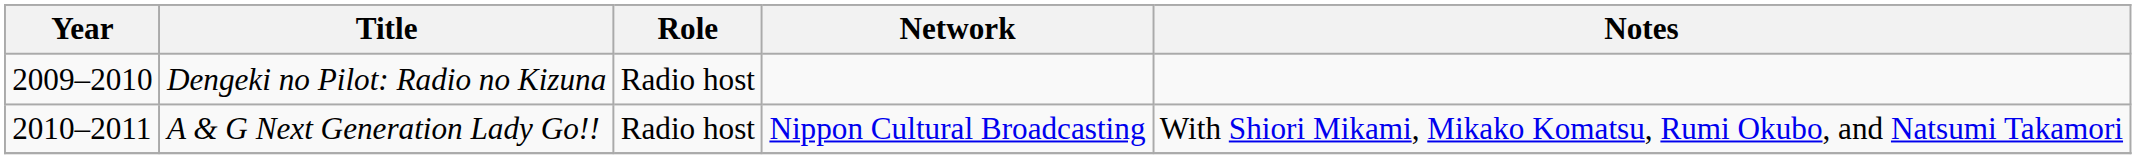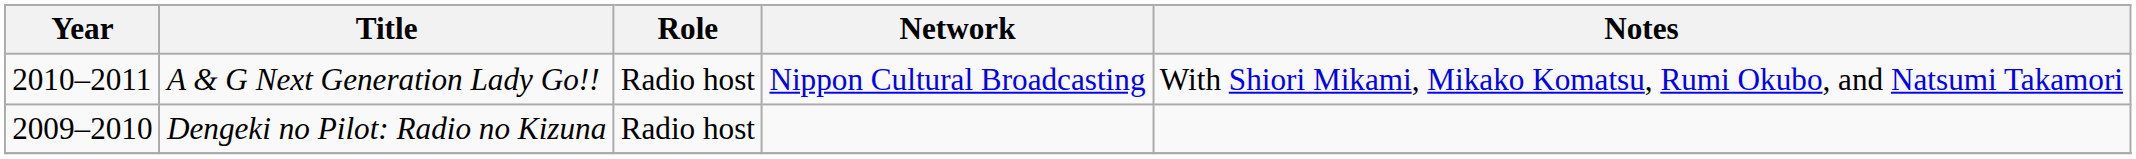rows swapped: (387, 78) <-> (383, 128)
